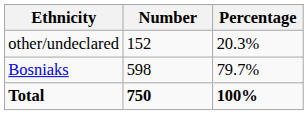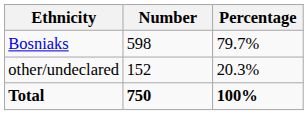rows swapped: (39, 69) <-> (64, 43)
